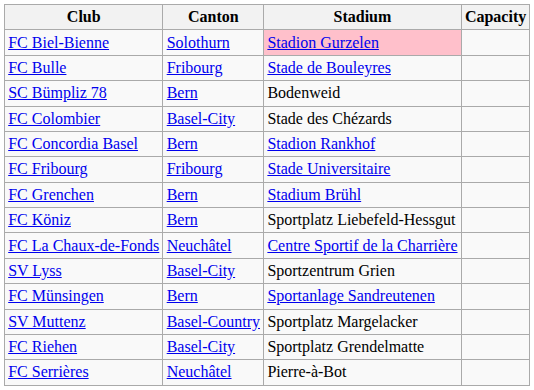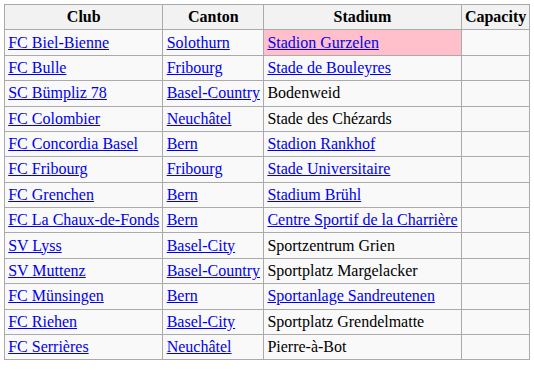(182, 93) Bern -> (213, 93) Basel-Country
(201, 118) Basel-City -> (199, 118) Neuchâtel
- row: (40, 220)
(199, 245) Neuchâtel -> (182, 220) Bern
rows swapped: (56, 296) <-> (47, 321)
